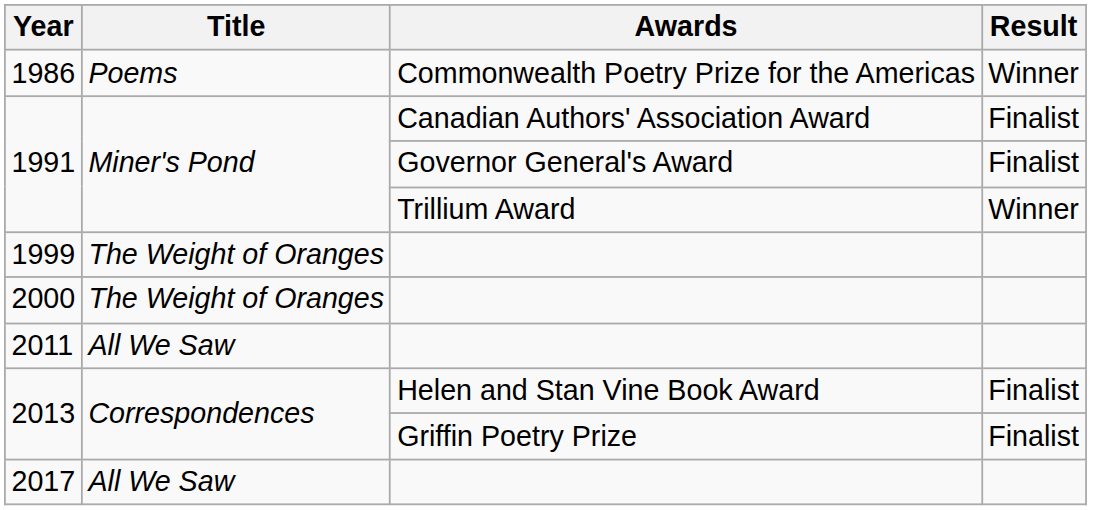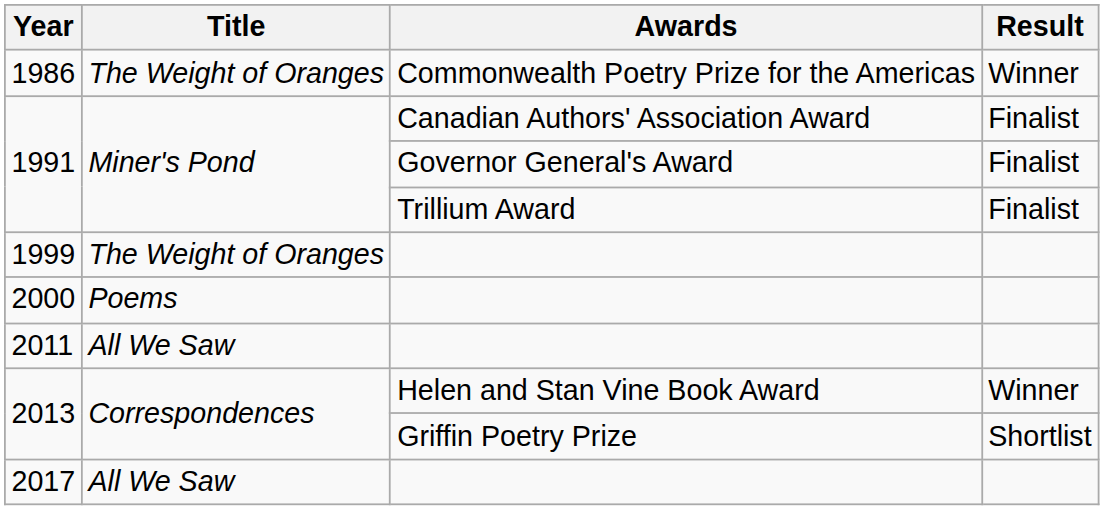(133, 72) Poems -> (236, 72) The Weight of Oranges
(1034, 208) Winner -> (1034, 208) Finalist
(236, 299) The Weight of Oranges -> (133, 299) Poems
(1034, 390) Finalist -> (1034, 390) Winner
(1034, 436) Finalist -> (1040, 436) Shortlist
